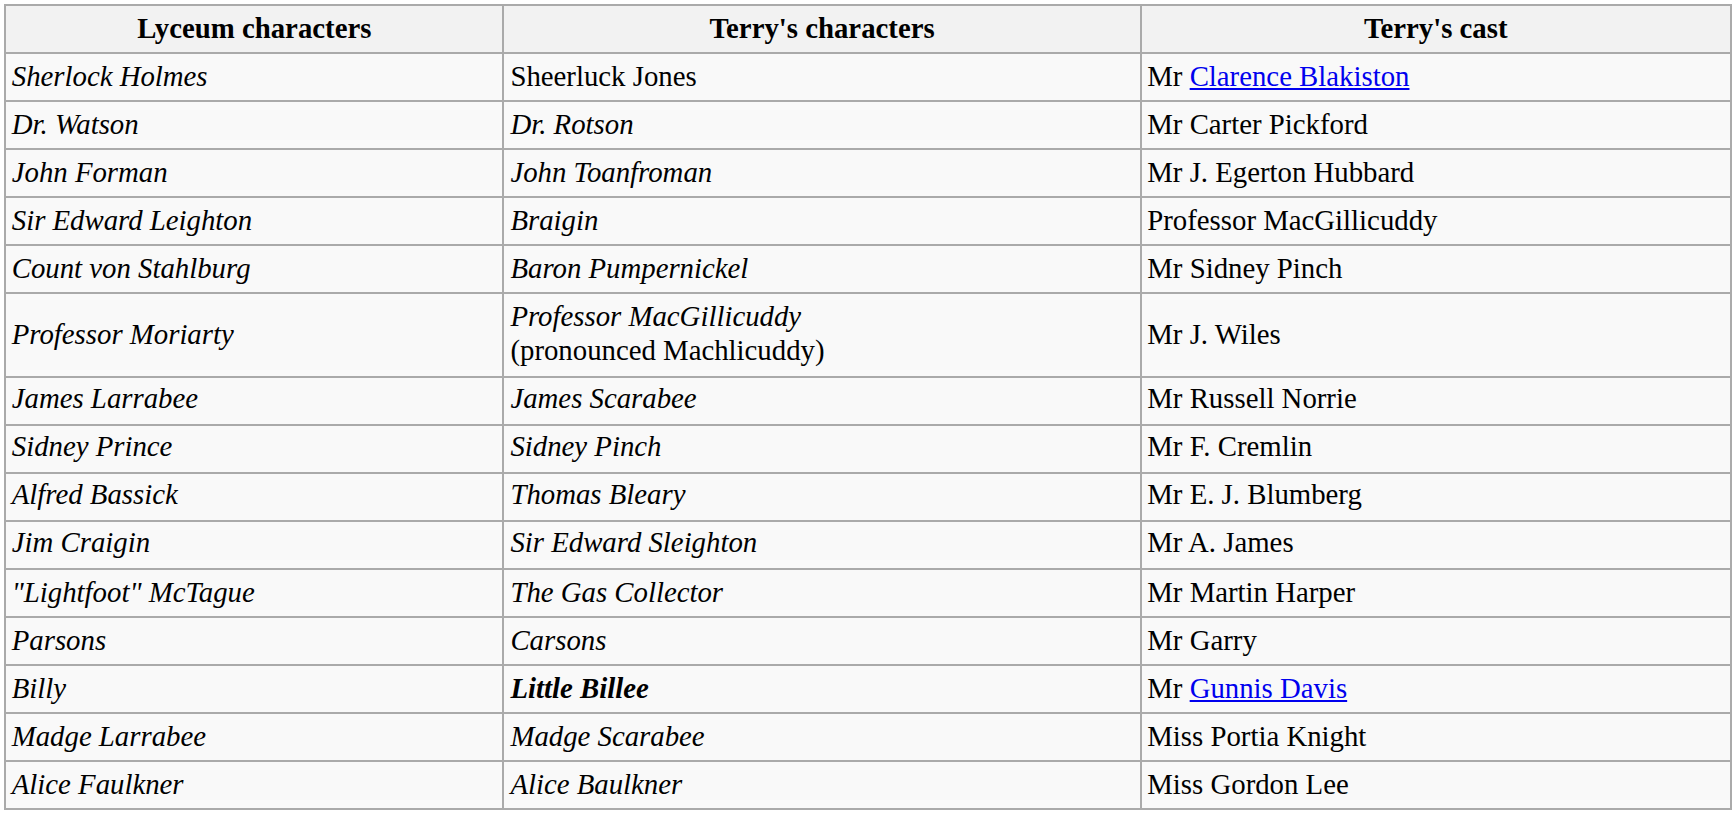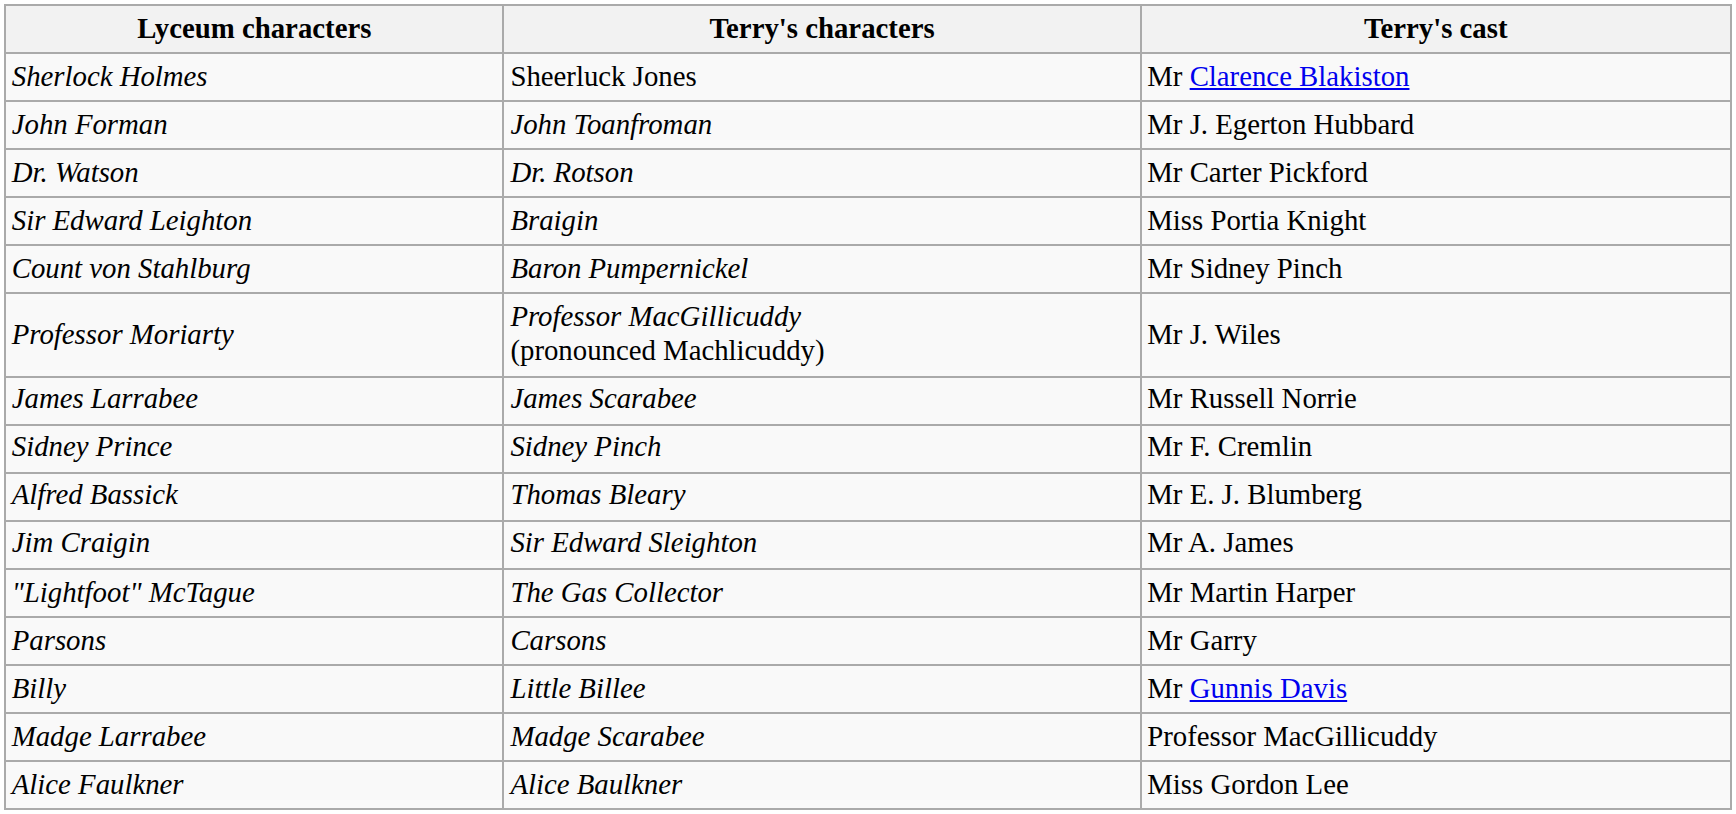rows swapped: (75, 124) <-> (90, 172)
(1292, 220) Professor MacGillicuddy -> (1257, 220) Miss Portia Knight
(580, 688) bold -> (578, 688) normal
(1257, 736) Miss Portia Knight -> (1292, 736) Professor MacGillicuddy
